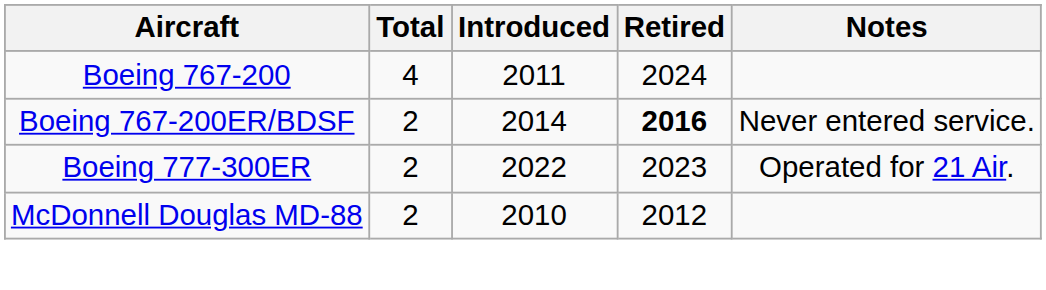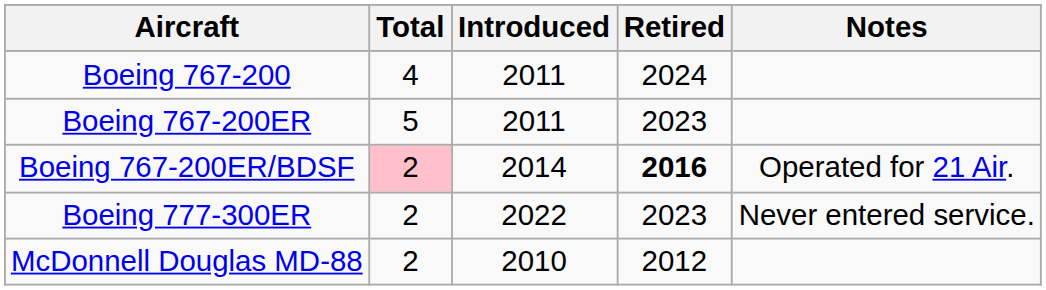+ row: (187, 121)
(410, 121) no background -> (410, 167) pink background
(887, 121) Never entered service. -> (887, 167) Operated for 21 Air.
(887, 167) Operated for 21 Air. -> (887, 214) Never entered service.
